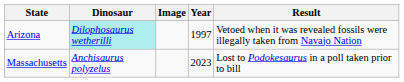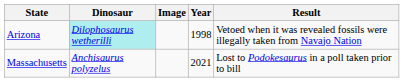(201, 35) 1997 -> (201, 35) 1998
(201, 63) 2023 -> (201, 63) 2021
